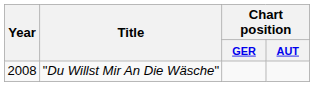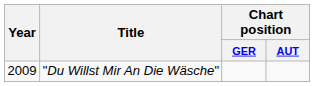(22, 71) 2008 -> (22, 71) 2009
